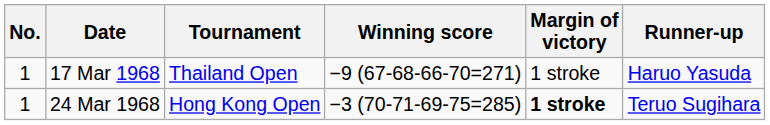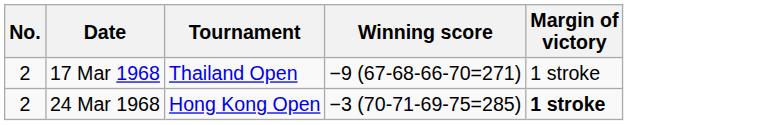- column: (694, 31)
(25, 73) 1 -> (25, 73) 2
(25, 104) 1 -> (25, 104) 2
